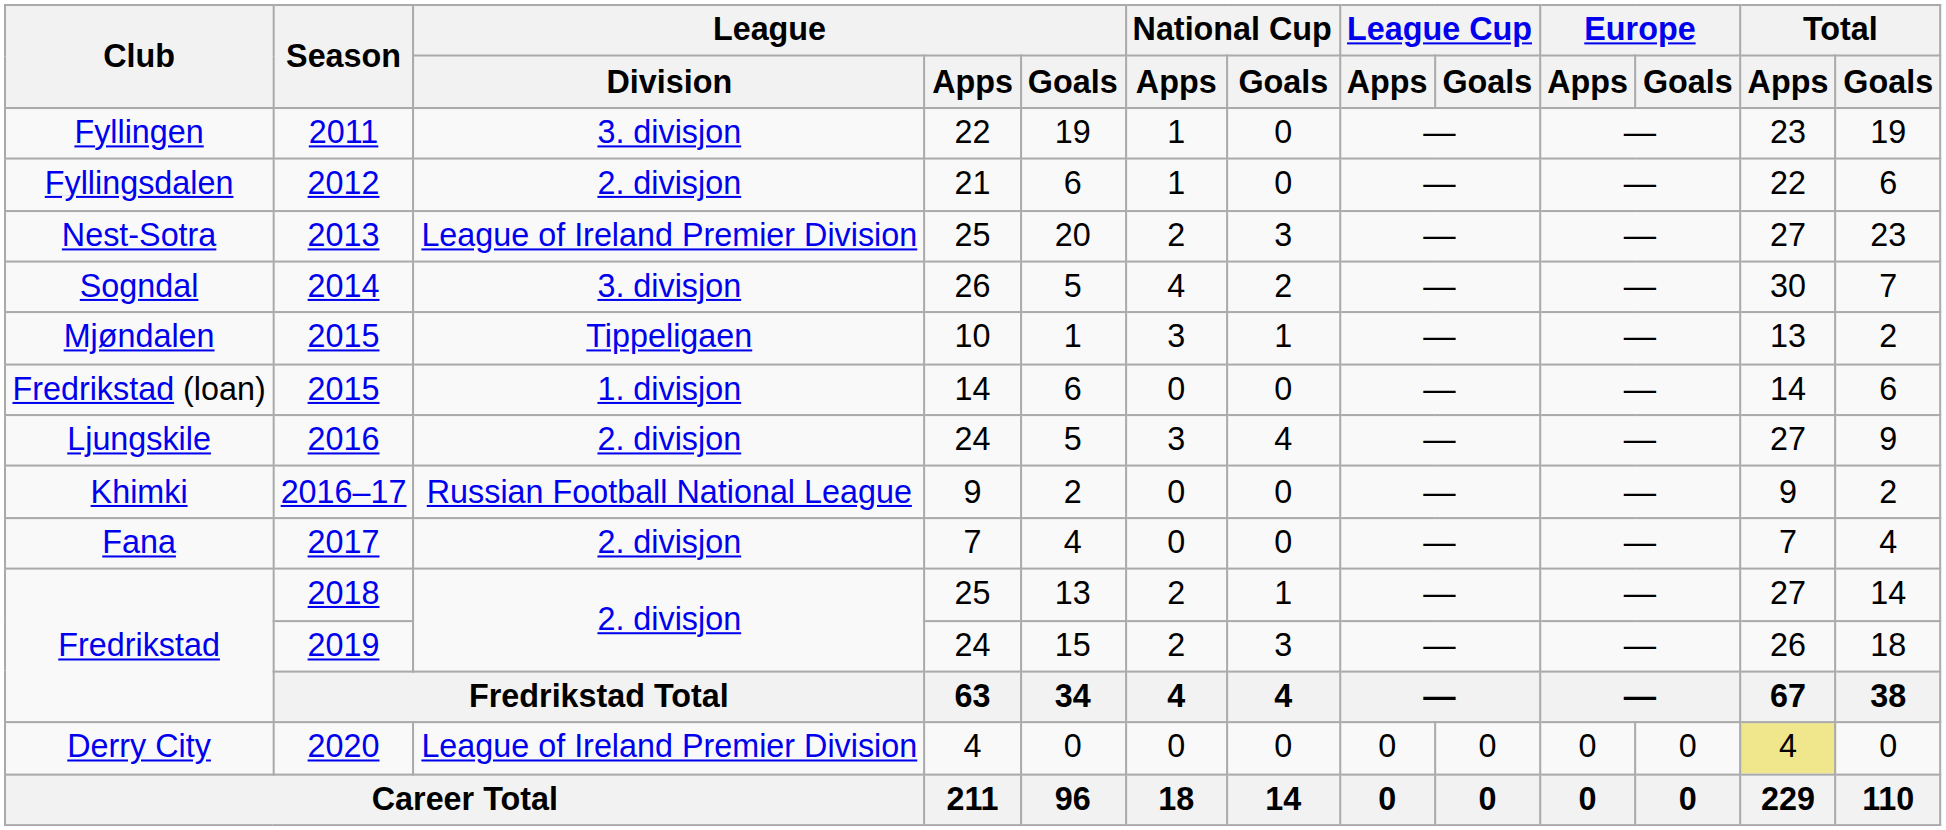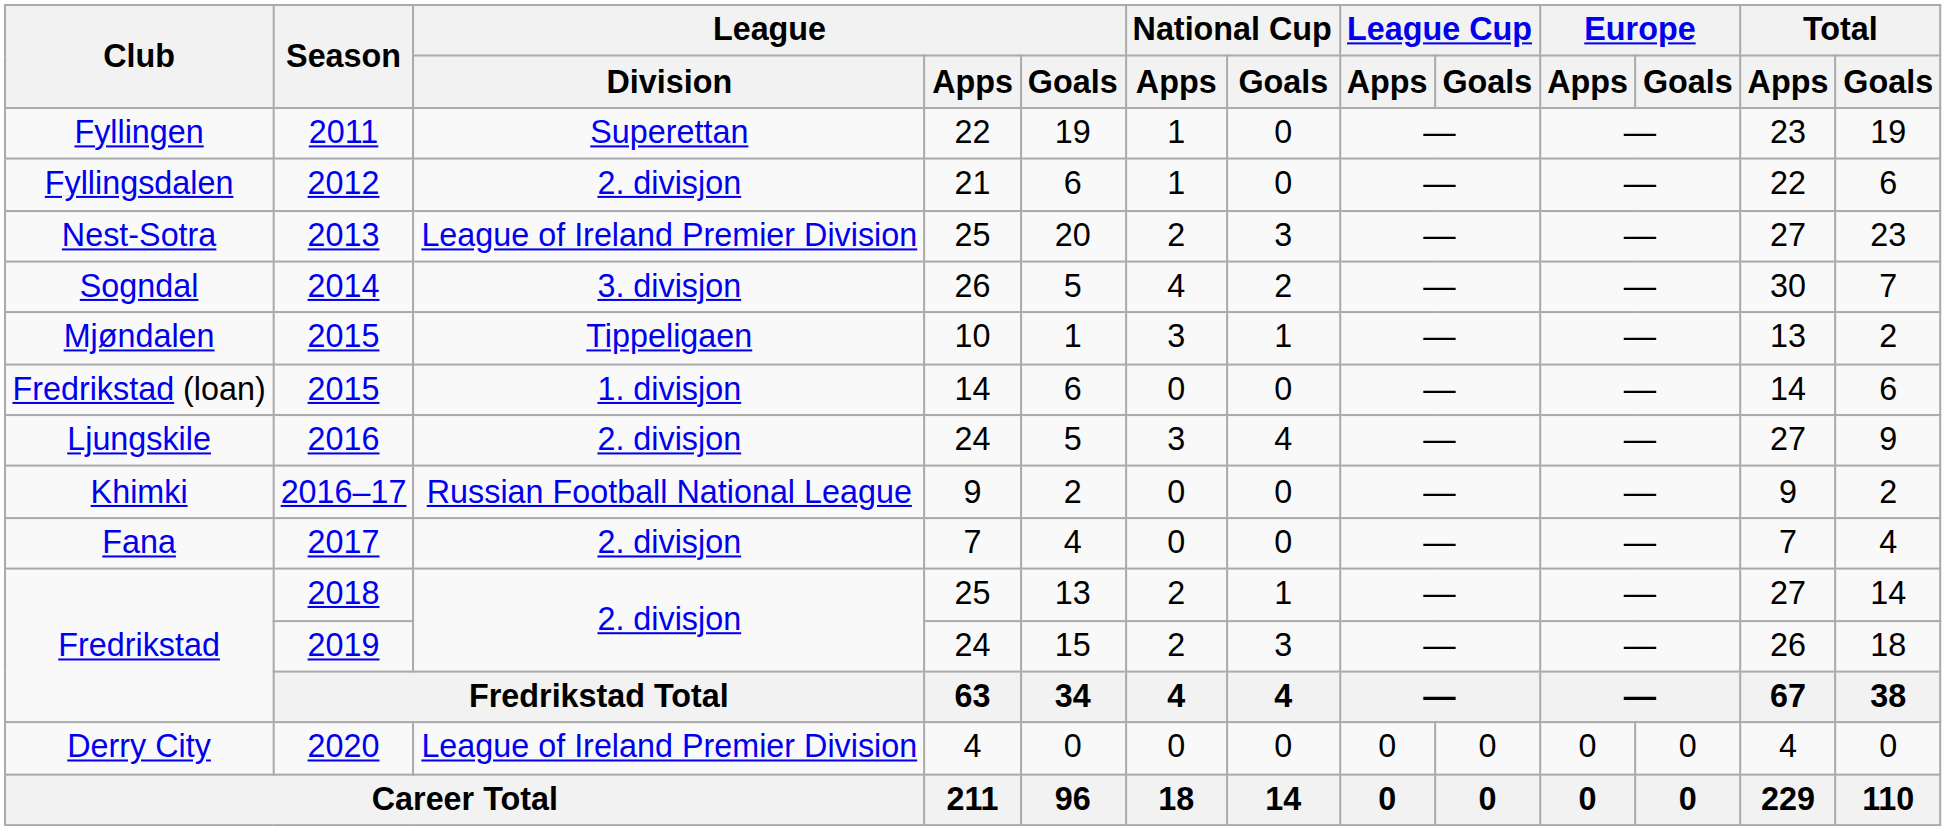(669, 132) 3. divisjon -> (669, 132) Superettan
(1788, 747) khaki background -> (1788, 747) no background
